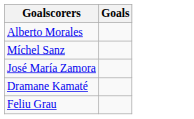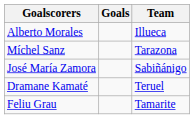+ column: (161, 13)
